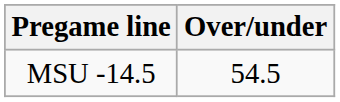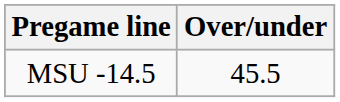(256, 72) 54.5 -> (256, 72) 45.5
